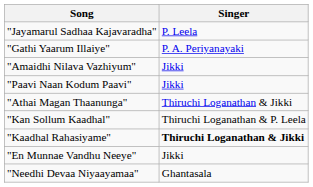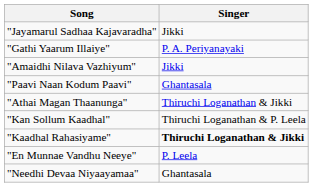(180, 31) P. Leela -> (173, 31) Jikki
(173, 84) Jikki -> (187, 84) Ghantasala
(173, 155) Jikki -> (180, 155) P. Leela
